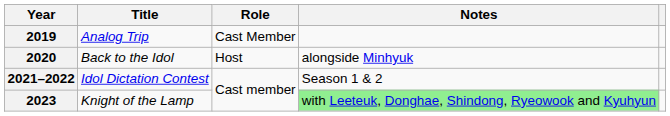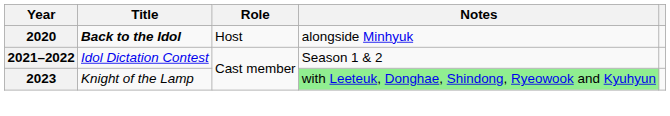- row: (41, 36)
(127, 57) normal -> (131, 36) bold
